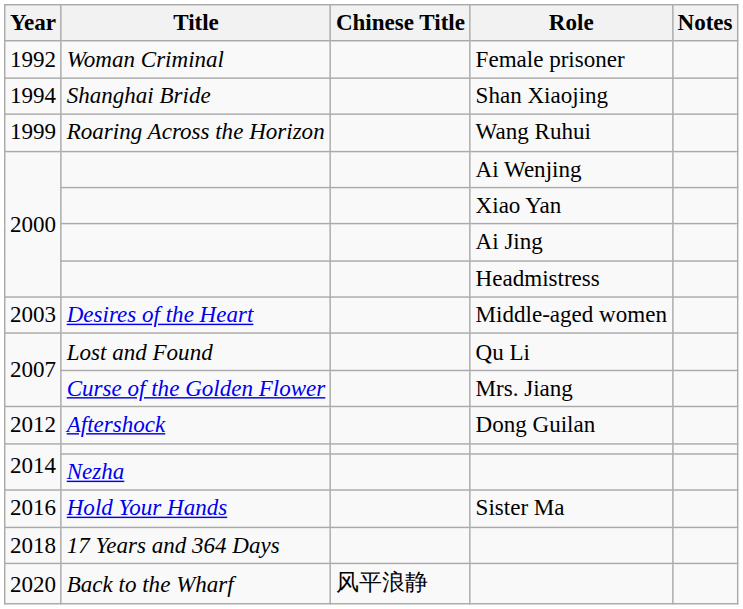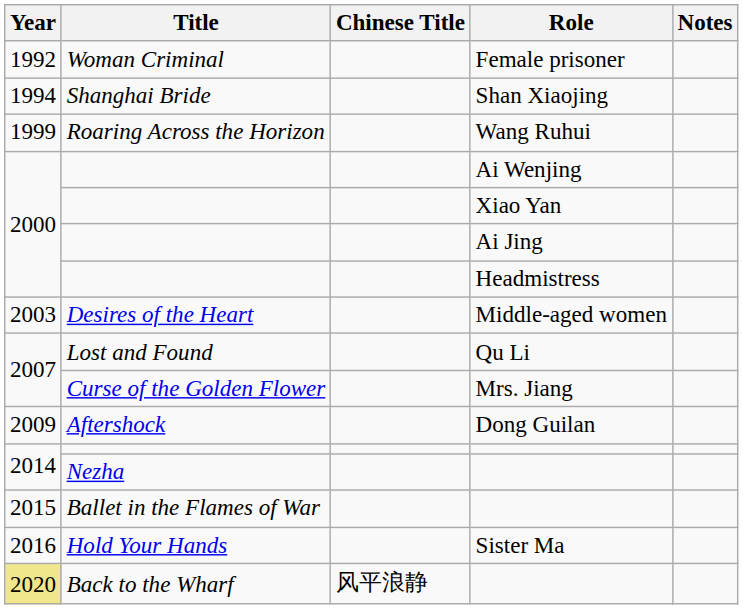(33, 424) 2012 -> (33, 424) 2009
+ row: (193, 508)
- row: (173, 544)
(33, 583) no background -> (33, 583) khaki background
